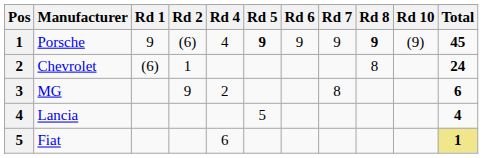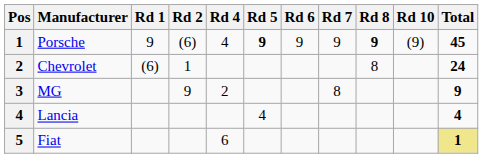(458, 91) 6 -> (458, 91) 9
(262, 116) 5 -> (262, 116) 4
